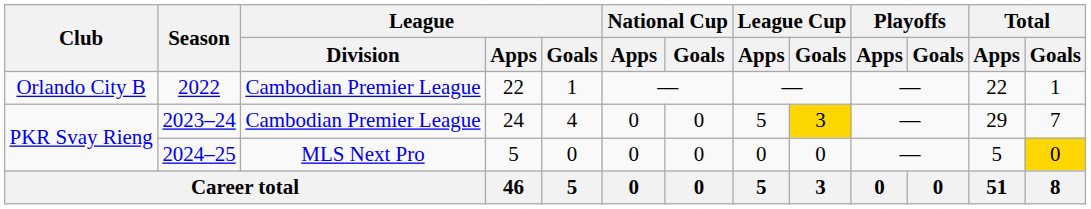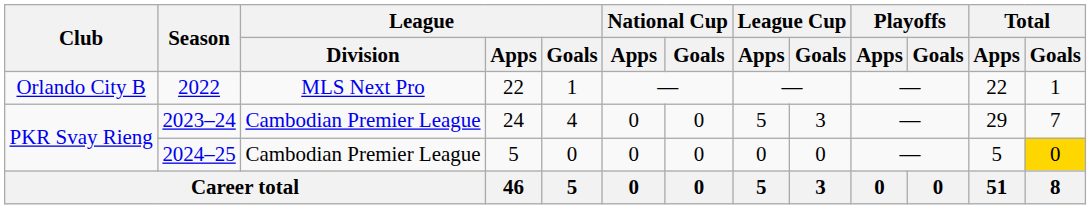(363, 87) Cambodian Premier League -> (363, 87) MLS Next Pro
(821, 120) gold background -> (821, 120) no background
(363, 154) MLS Next Pro -> (363, 154) Cambodian Premier League
